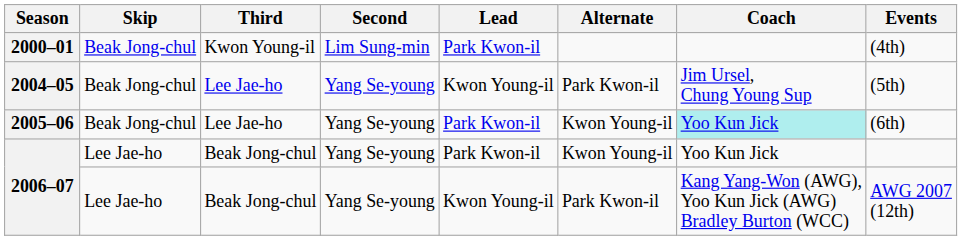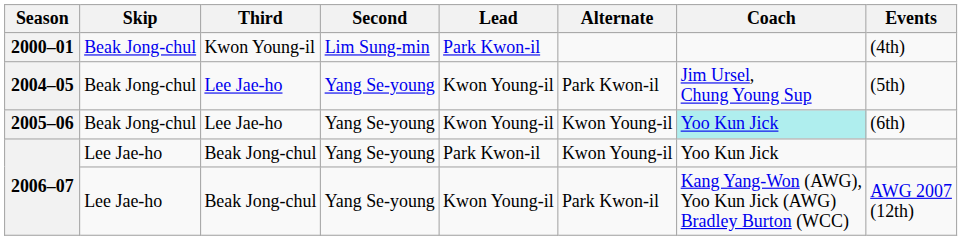(492, 124) Park Kwon-il -> (498, 124) Kwon Young-il
